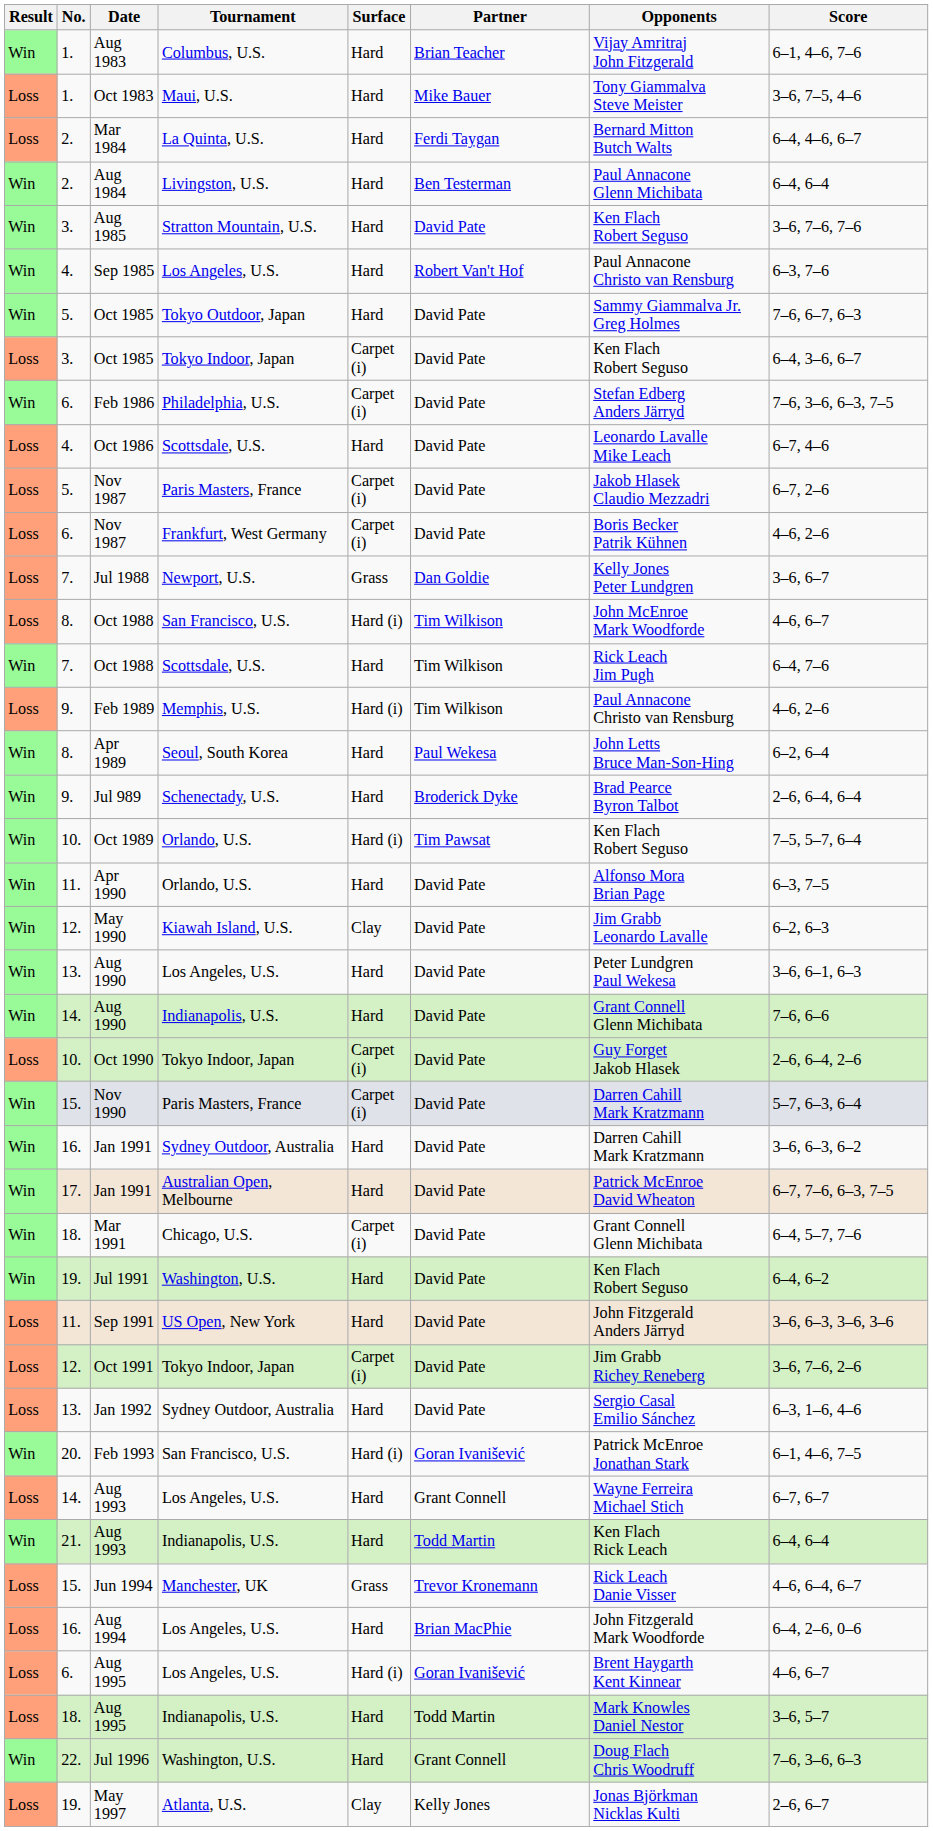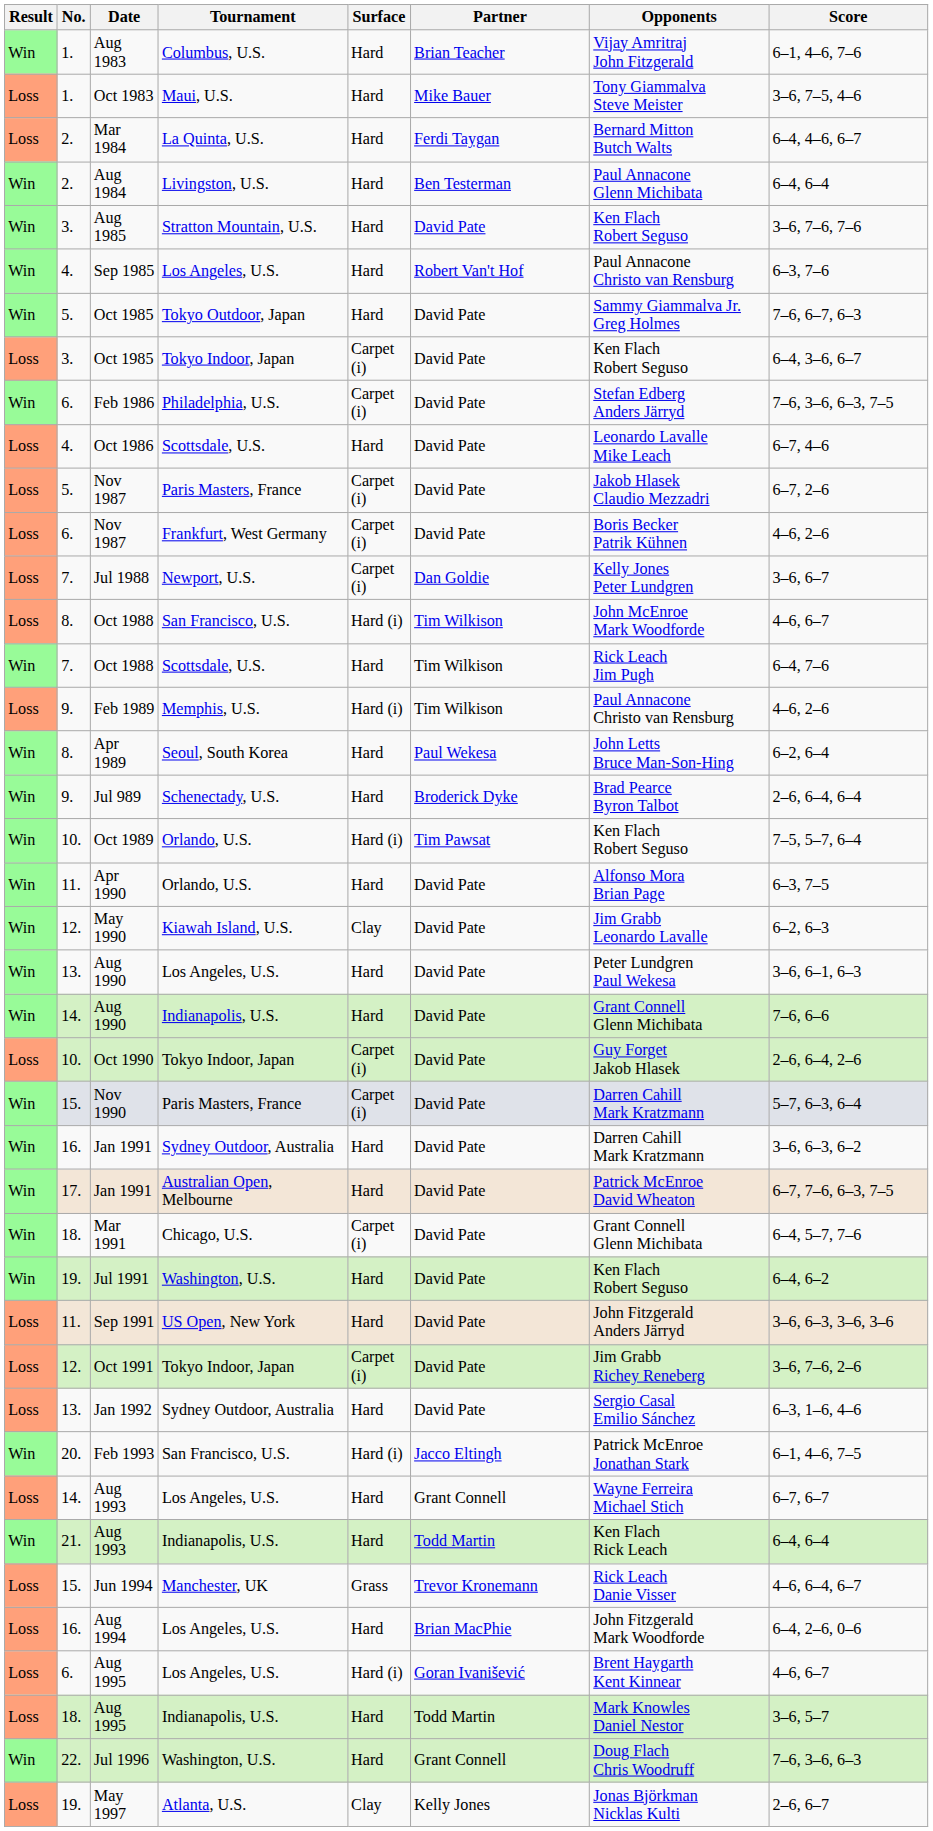(370, 577) Grass -> (373, 577) Carpet (i)
(470, 1453) Goran Ivanišević -> (458, 1453) Jacco Eltingh
